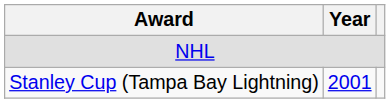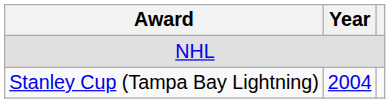(350, 82) 2001 -> (350, 82) 2004
